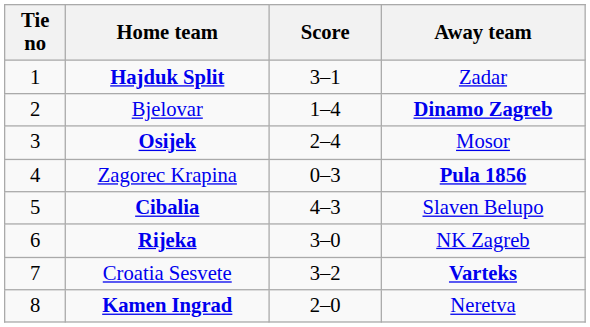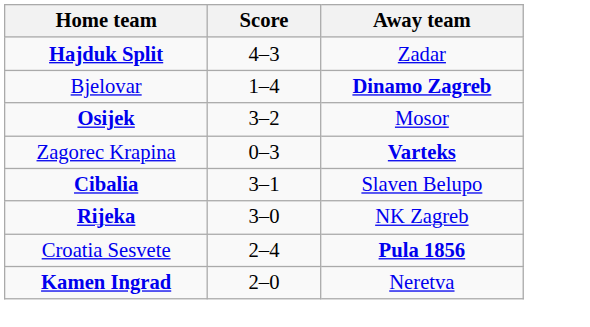- column: (35, 32)
(325, 76) 3–1 -> (264, 53) 4–3
(325, 142) 2–4 -> (264, 119) 3–2
(483, 175) Pula 1856 -> (422, 151) Varteks
(325, 207) 4–3 -> (264, 184) 3–1
(325, 273) 3–2 -> (264, 250) 2–4
(483, 273) Varteks -> (422, 250) Pula 1856
